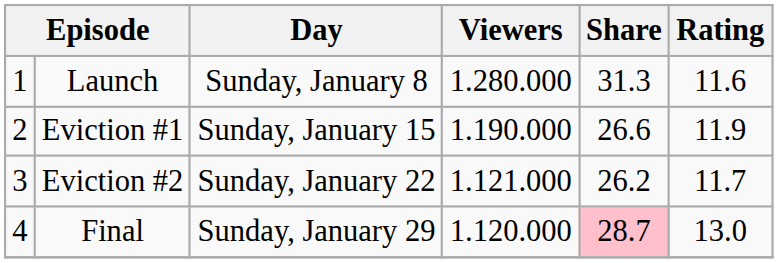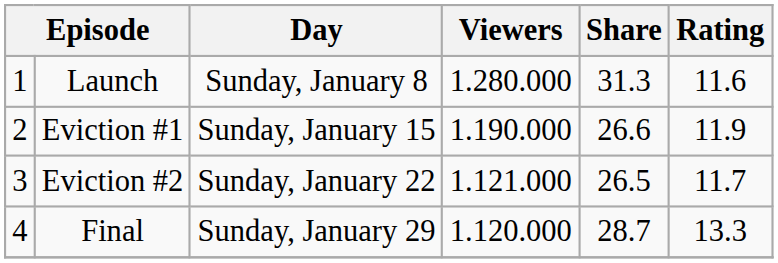(624, 181) 26.2 -> (624, 181) 26.5
(624, 231) pink background -> (624, 231) no background
(720, 231) 13.0 -> (720, 231) 13.3
